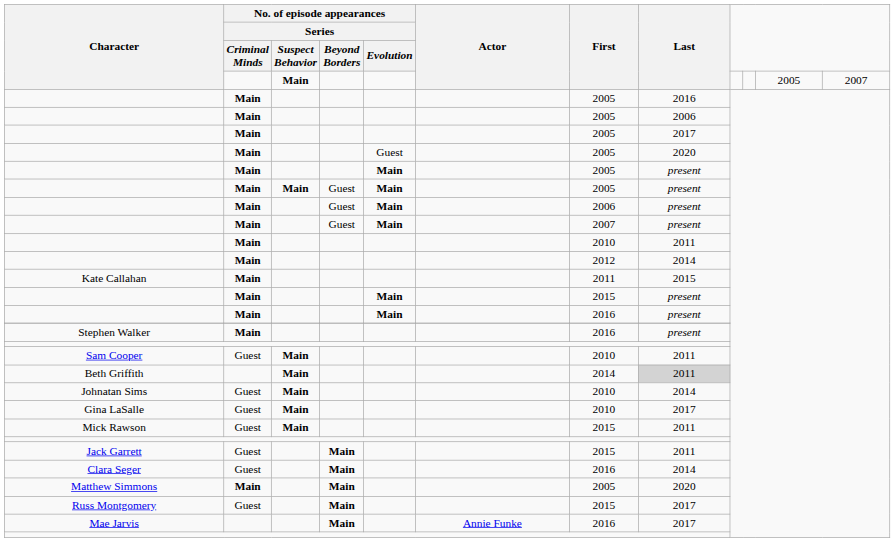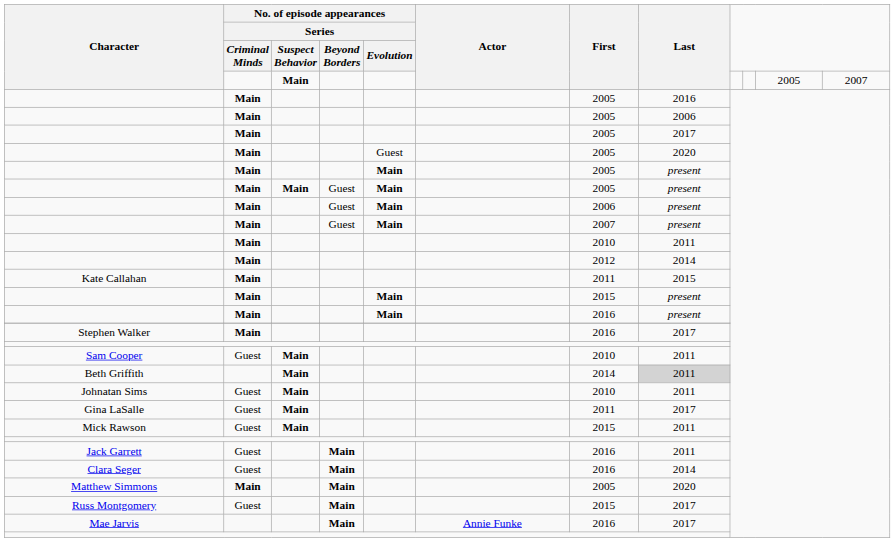(684, 332) present -> (684, 332) 2017
(684, 391) 2014 -> (684, 391) 2011
(604, 409) 2010 -> (604, 409) 2011
(604, 451) 2015 -> (604, 451) 2016
